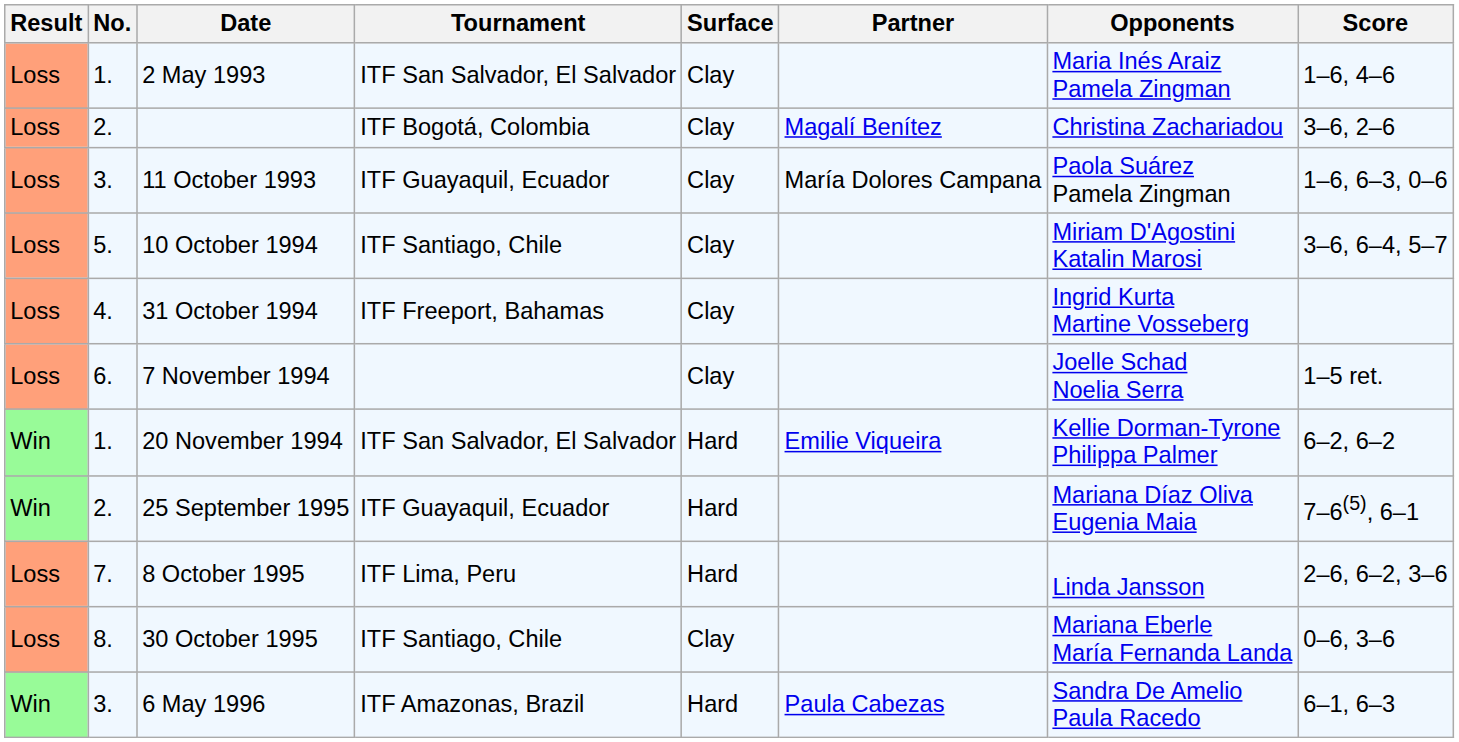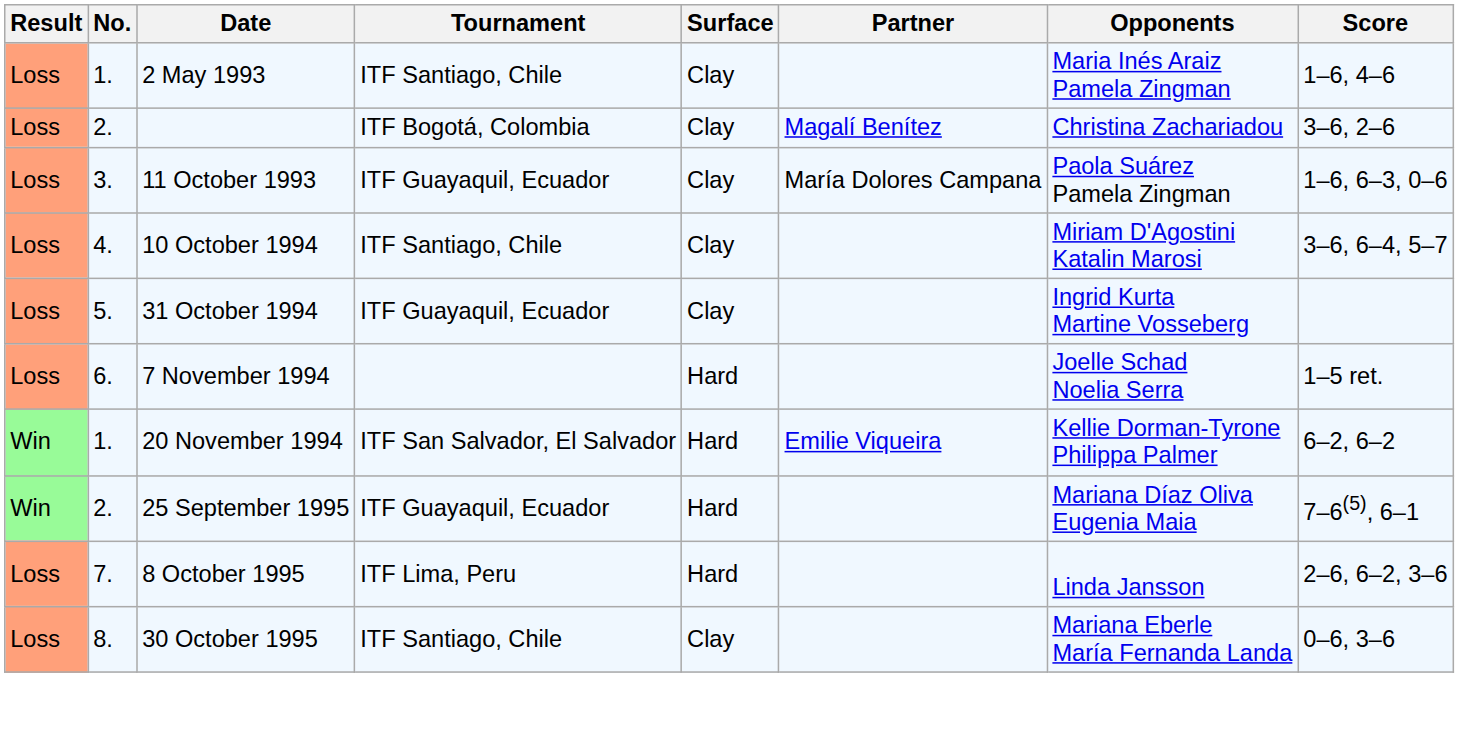(518, 75) ITF San Salvador, El Salvador -> (461, 75) ITF Santiago, Chile
(103, 244) 5. -> (103, 244) 4.
(103, 310) 4. -> (103, 310) 5.
(482, 310) ITF Freeport, Bahamas -> (485, 310) ITF Guayaquil, Ecuador
(711, 375) Clay -> (713, 375) Hard
- row: (204, 704)
